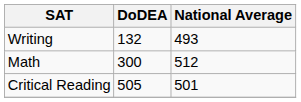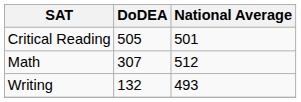rows swapped: (59, 85) <-> (30, 39)
(129, 62) 300 -> (129, 62) 307
